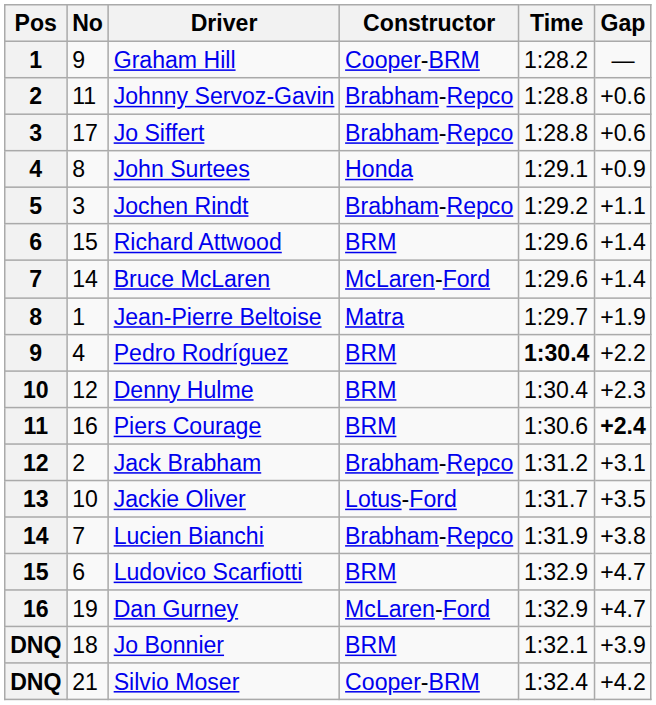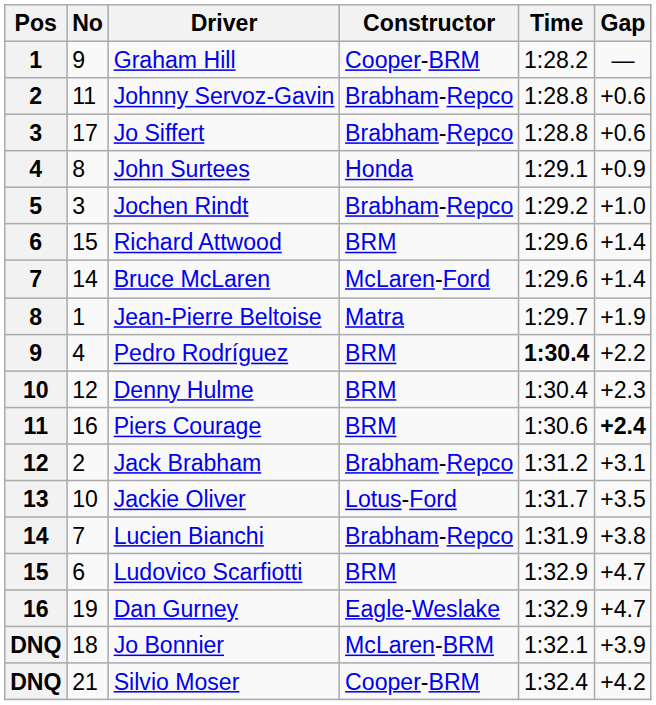(623, 206) +1.1 -> (623, 206) +1.0
(418, 608) McLaren-Ford -> (423, 608) Eagle-Weslake
(371, 645) BRM -> (420, 645) McLaren-BRM
